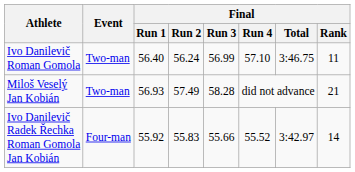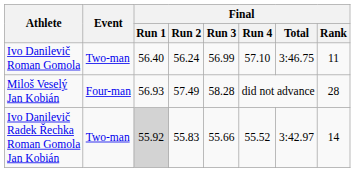(108, 91) Two-man -> (108, 91) Four-man
(334, 91) 21 -> (334, 91) 28
(108, 137) Four-man -> (108, 137) Two-man
(151, 137) no background -> (151, 137) lightgrey background
